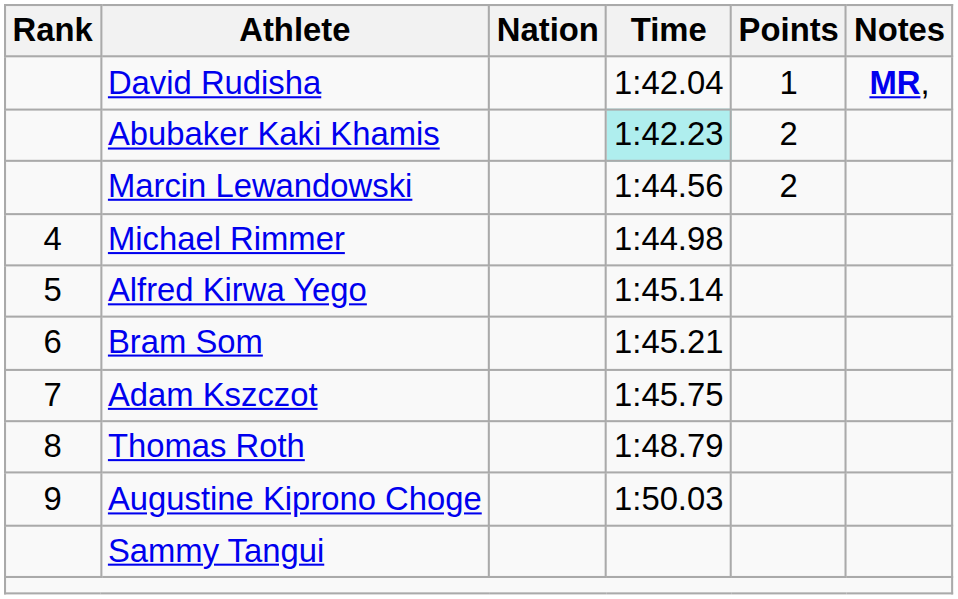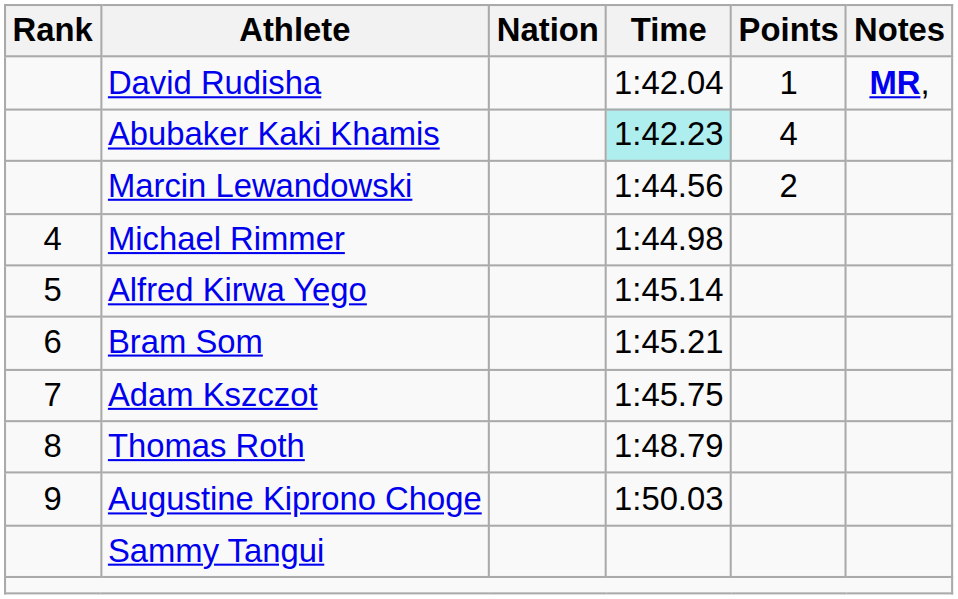(789, 134) 2 -> (789, 134) 4
